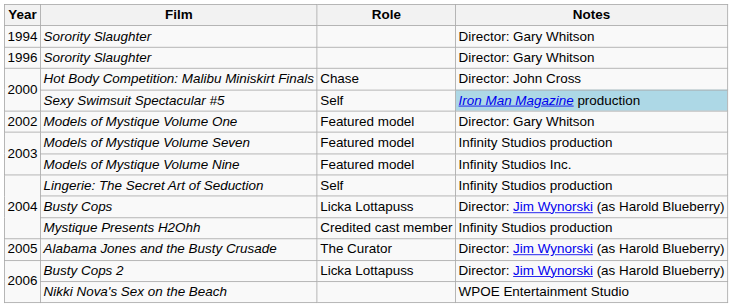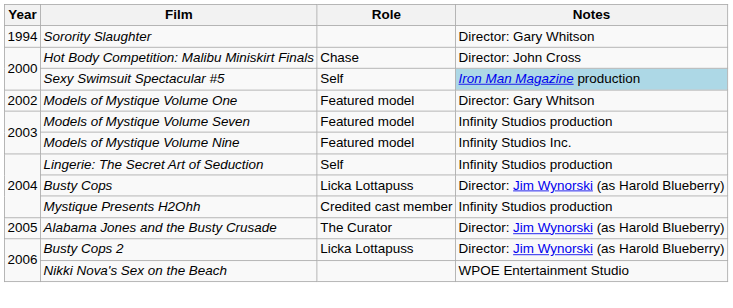- row: (22, 57)
